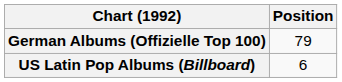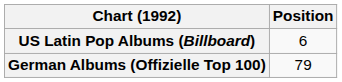rows swapped: (137, 41) <-> (137, 65)
